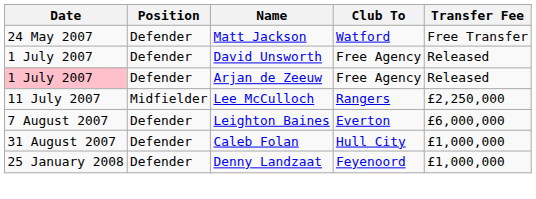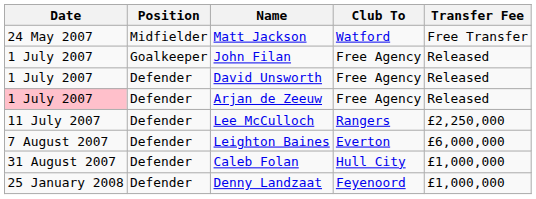(161, 36) Defender -> (169, 36) Midfielder
+ row: (252, 57)
(169, 99) Midfielder -> (161, 120) Defender
